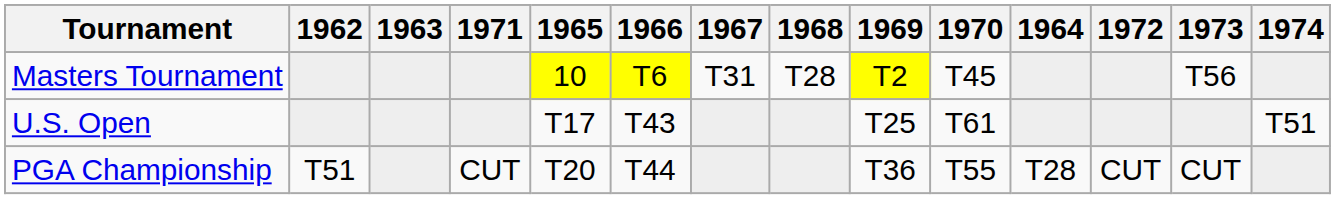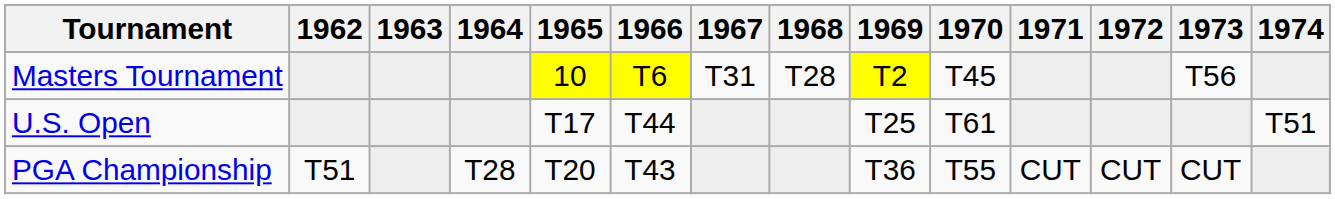columns swapped: (1050, 29) <-> (490, 29)
(650, 123) T43 -> (650, 123) T44
(650, 170) T44 -> (650, 170) T43
